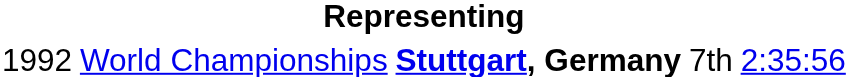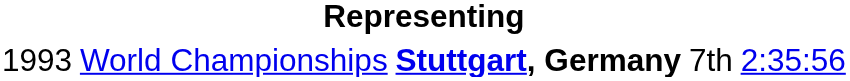(37, 60) 1992 -> (37, 60) 1993
